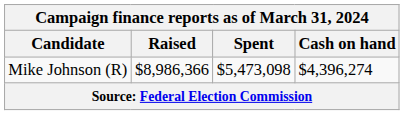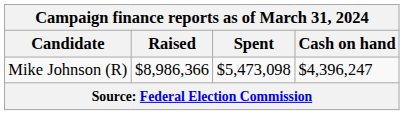(336, 69) $4,396,274 -> (336, 69) $4,396,247
